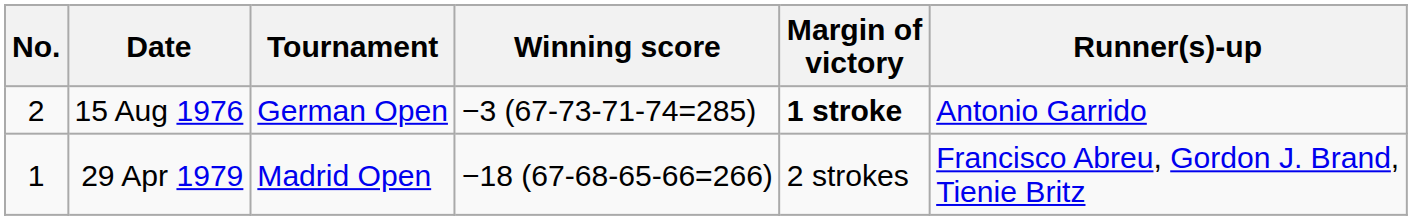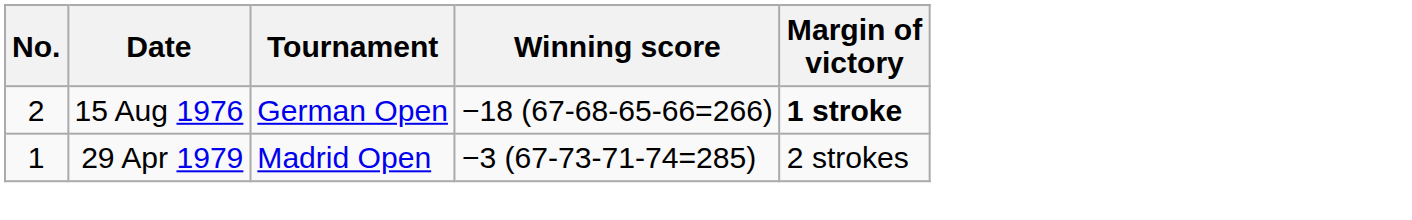- column: (1168, 46)
(609, 110) −3 (67-73-71-74=285) -> (617, 110) −18 (67-68-65-66=266)
(617, 175) −18 (67-68-65-66=266) -> (609, 158) −3 (67-73-71-74=285)
